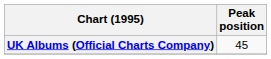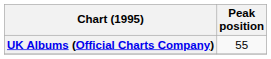(242, 44) 45 -> (242, 44) 55
